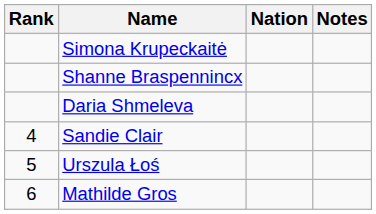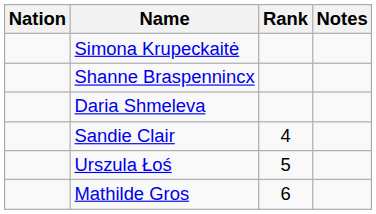columns swapped: (31, 19) <-> (279, 19)
